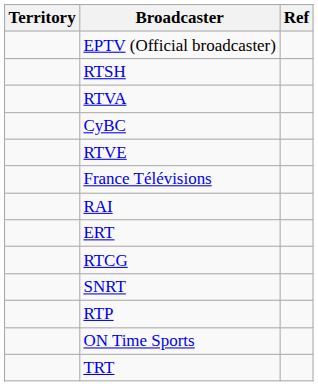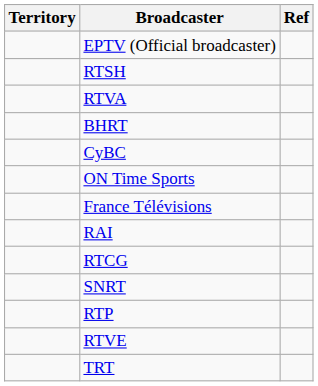+ row: (106, 125)
rows swapped: (139, 340) <-> (105, 152)
- row: (99, 233)
